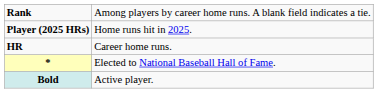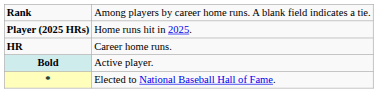rows swapped: (48, 63) <-> (48, 79)
